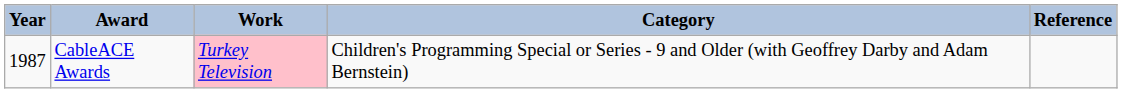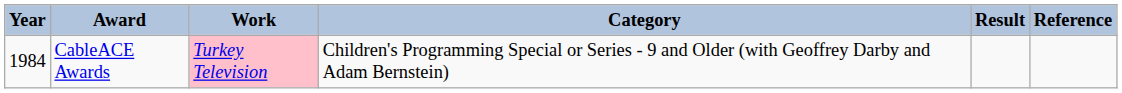+ column: (1000, 20)
(27, 61) 1987 -> (27, 61) 1984
